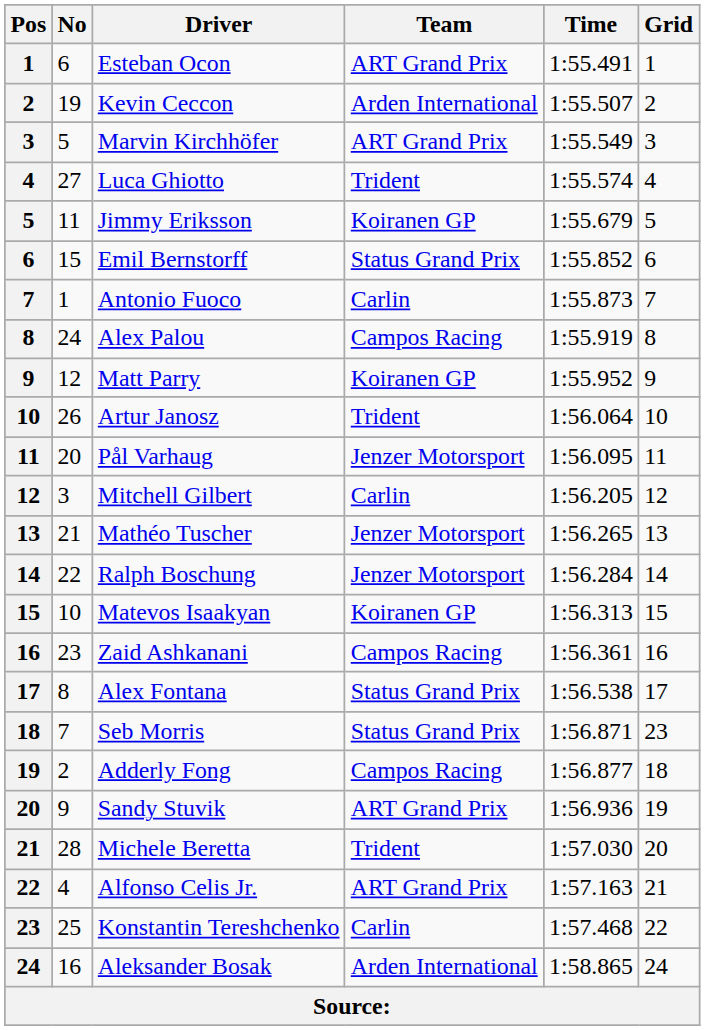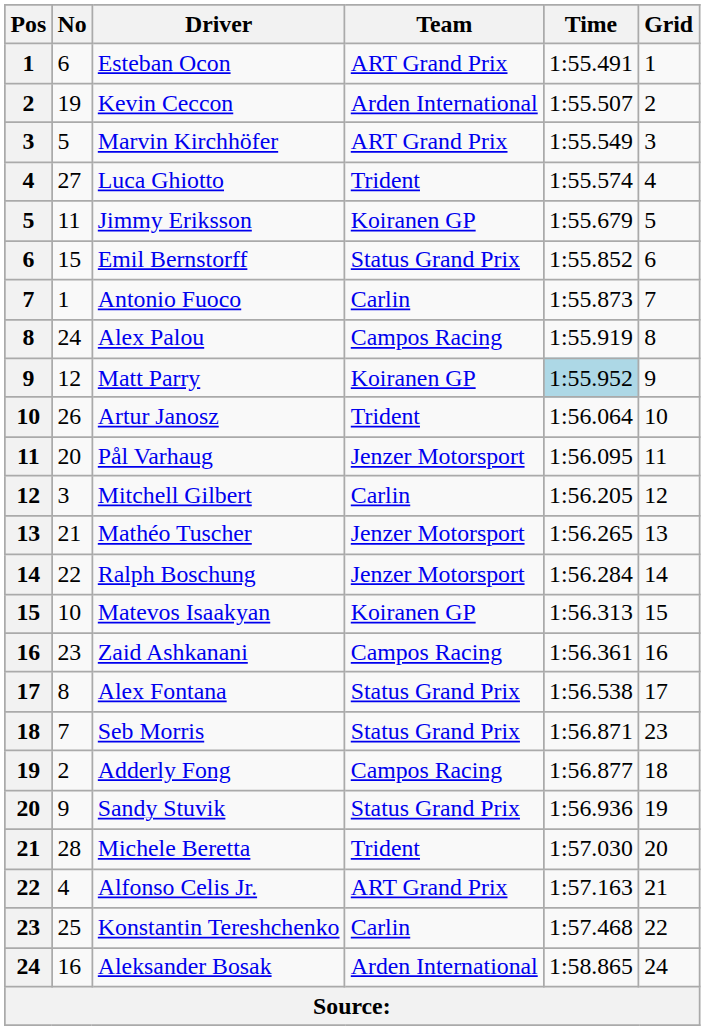(591, 377) no background -> (591, 377) lightblue background
(429, 809) ART Grand Prix -> (435, 809) Status Grand Prix
